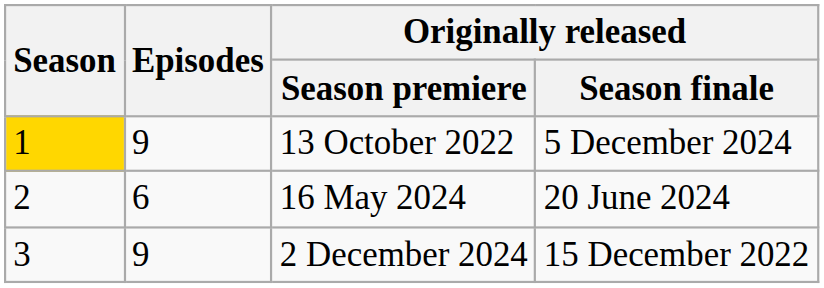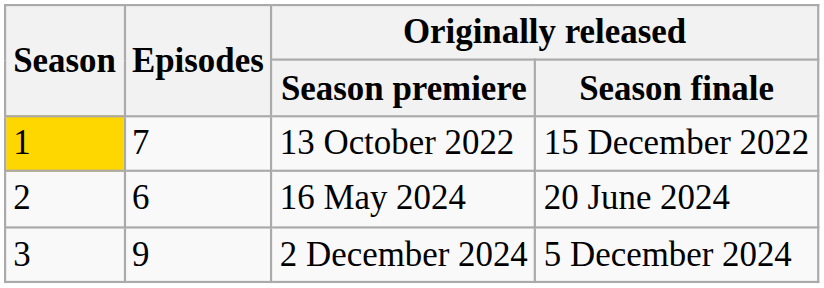(141, 142) 9 -> (141, 142) 7
(668, 142) 5 December 2024 -> (677, 142) 15 December 2022
(677, 253) 15 December 2022 -> (668, 253) 5 December 2024
